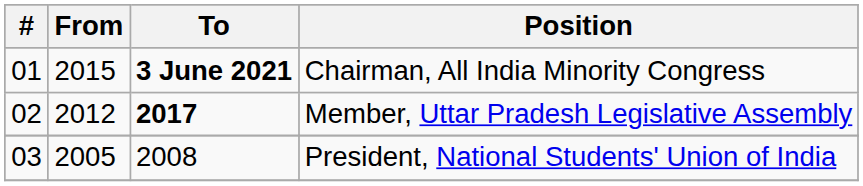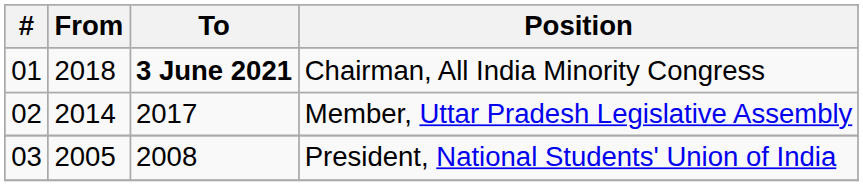(85, 69) 2015 -> (85, 69) 2018
(85, 113) 2012 -> (85, 113) 2014
(167, 113) bold -> (167, 113) normal
